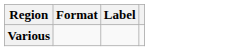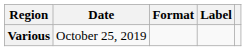+ column: (101, 14)
